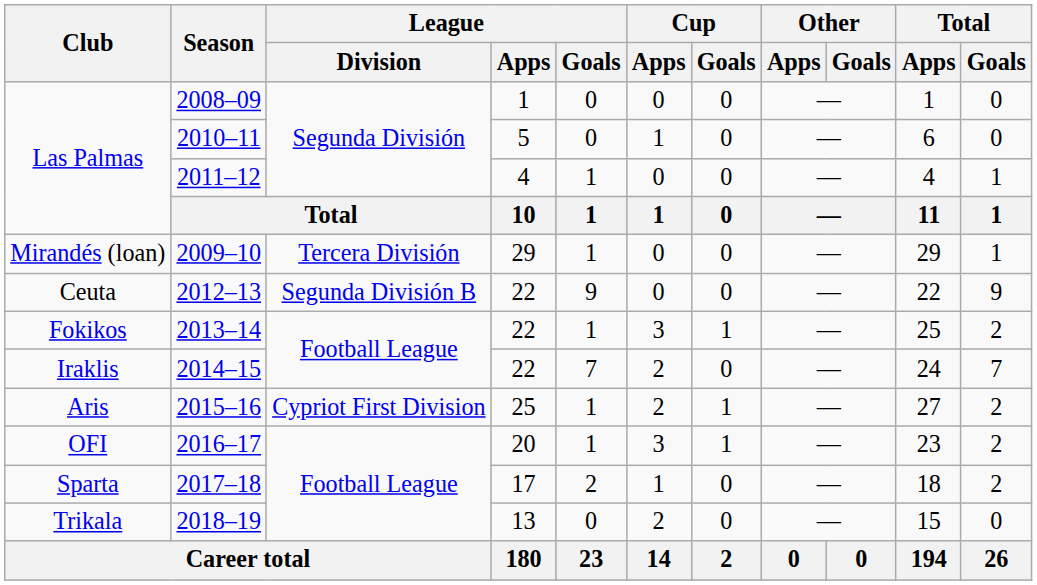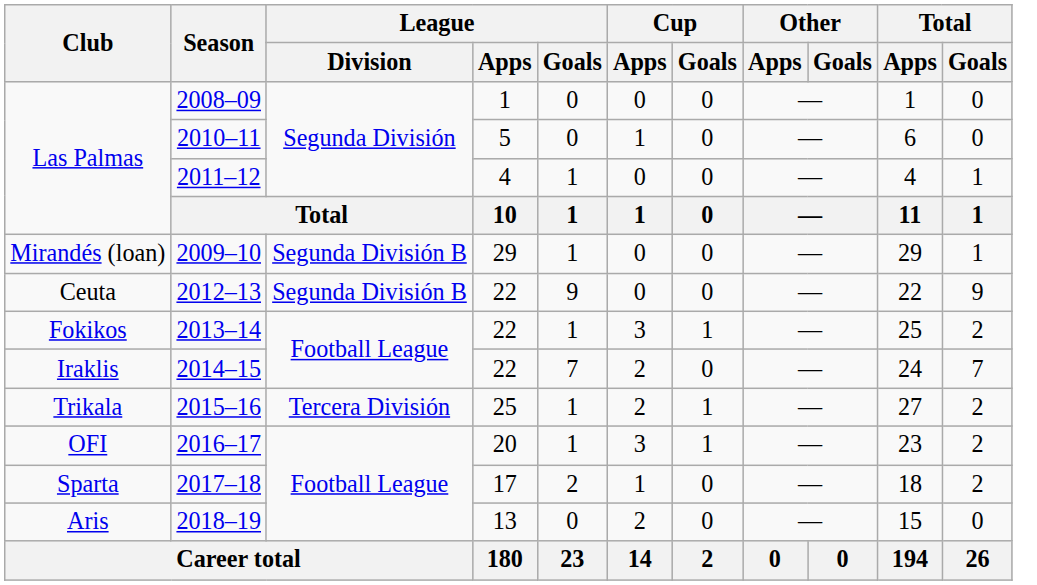(379, 253) Tercera División -> (369, 253) Segunda División B
(88, 406) Aris -> (88, 406) Trikala
(379, 406) Cypriot First Division -> (369, 406) Tercera División
(88, 521) Trikala -> (88, 521) Aris
